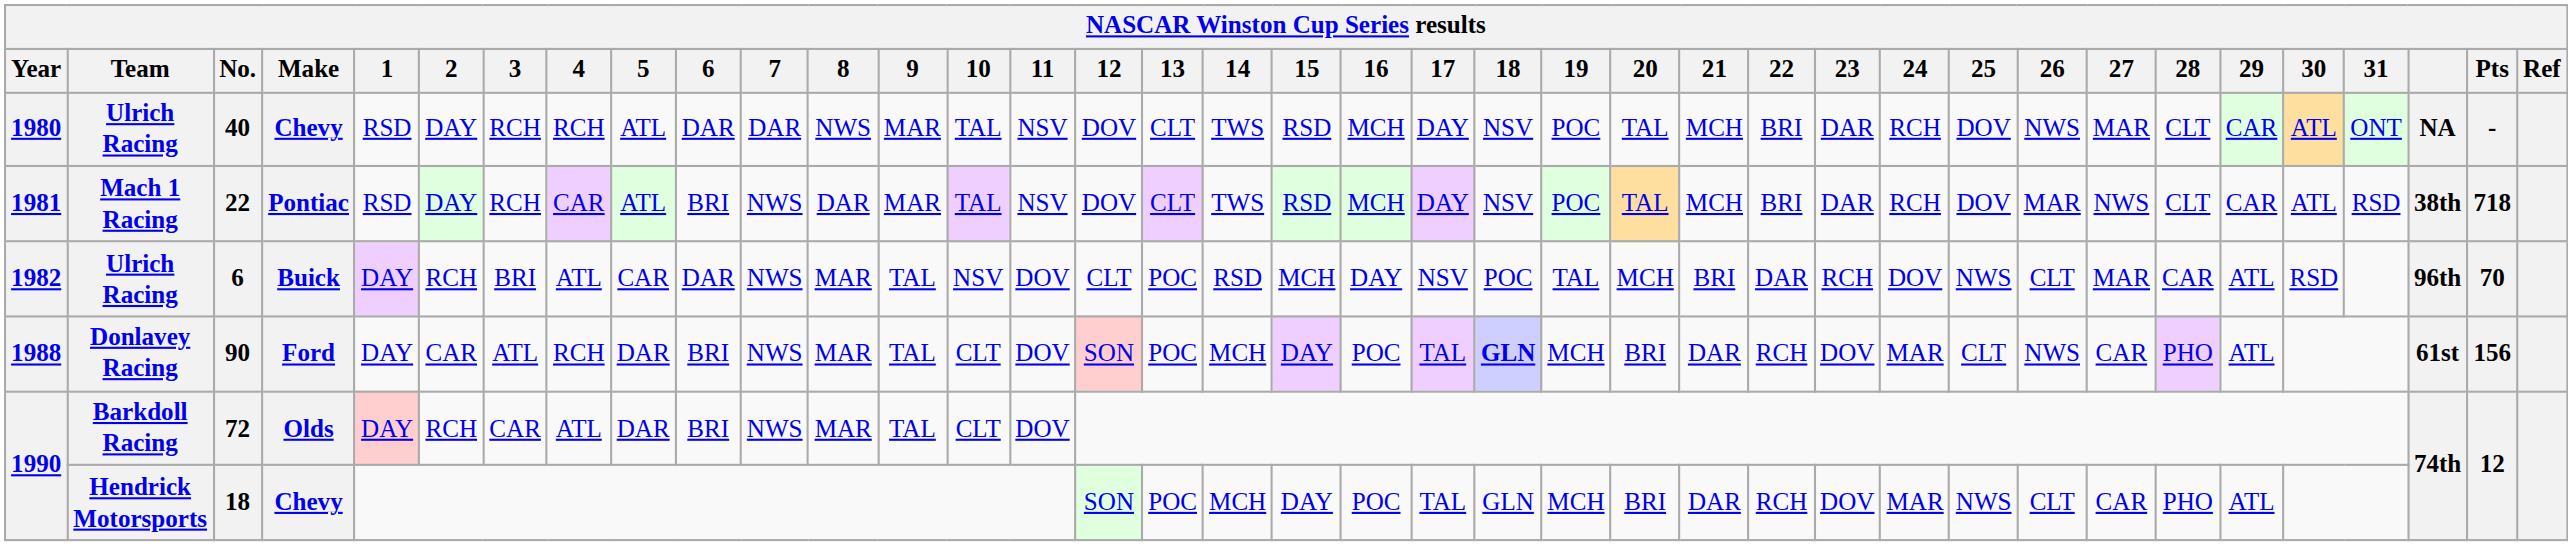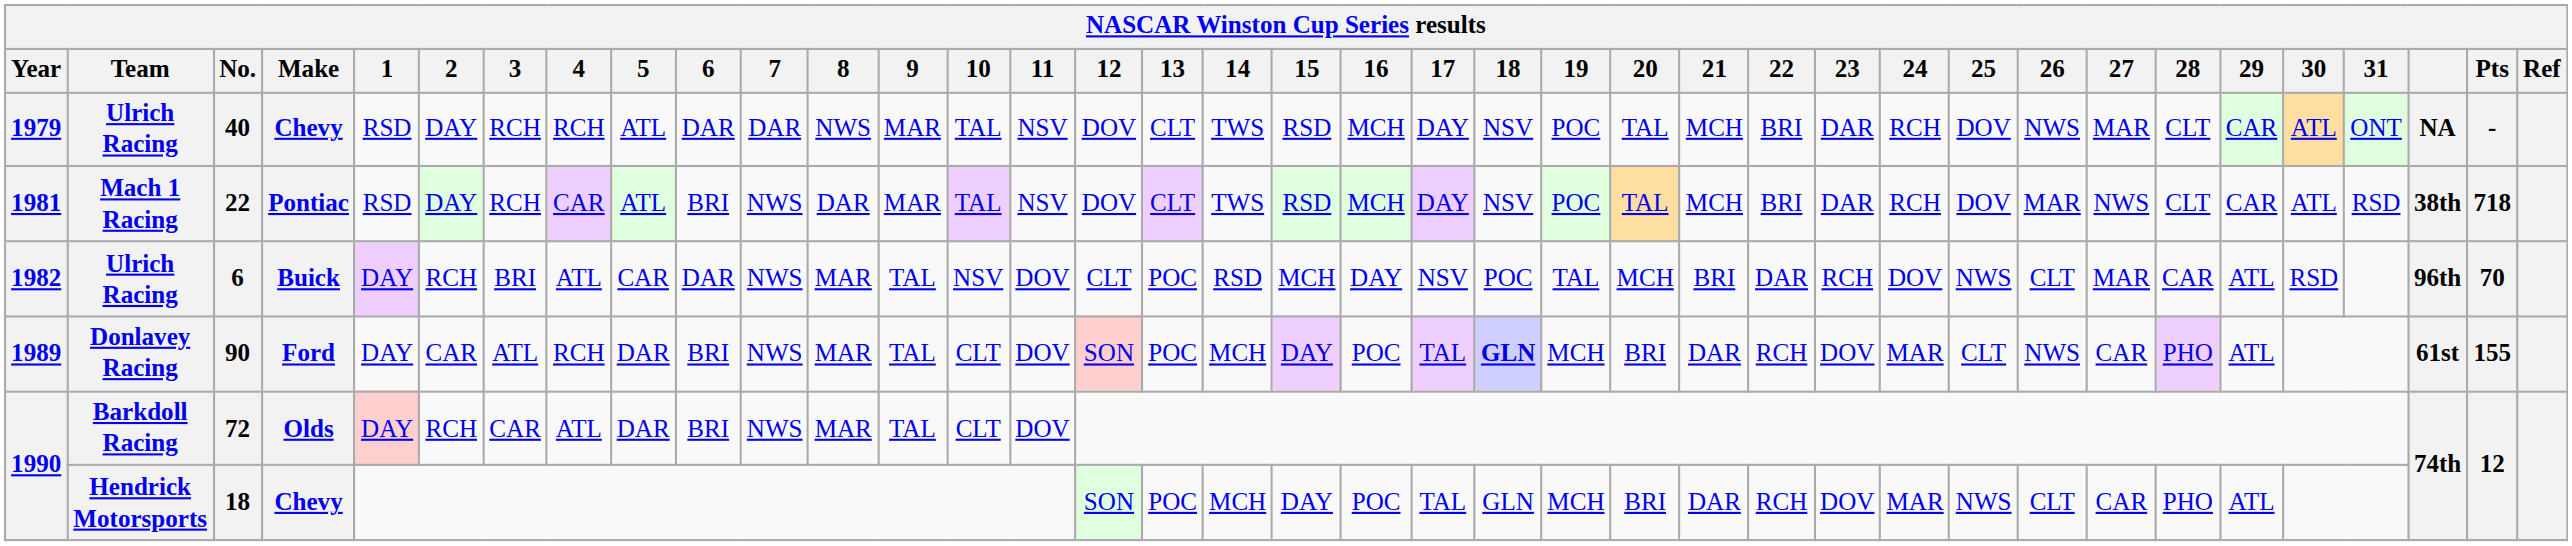(36, 128) 1980 -> (36, 128) 1979
(36, 353) 1988 -> (36, 353) 1989
(2492, 353) 156 -> (2492, 353) 155
